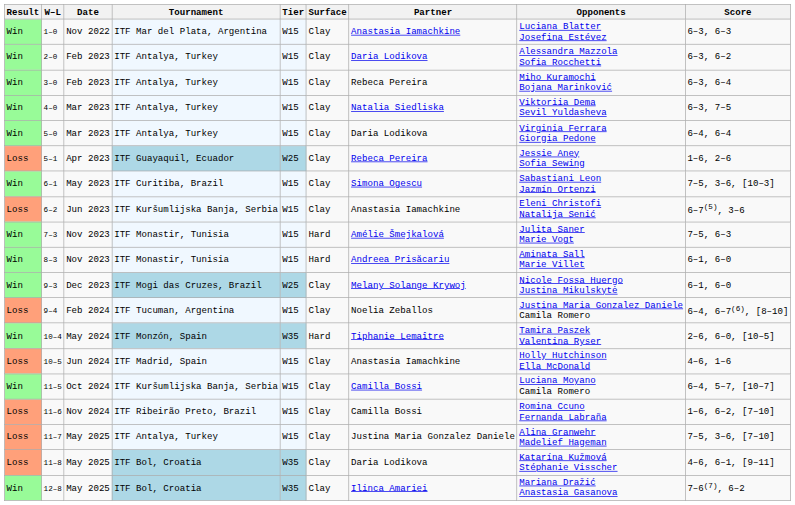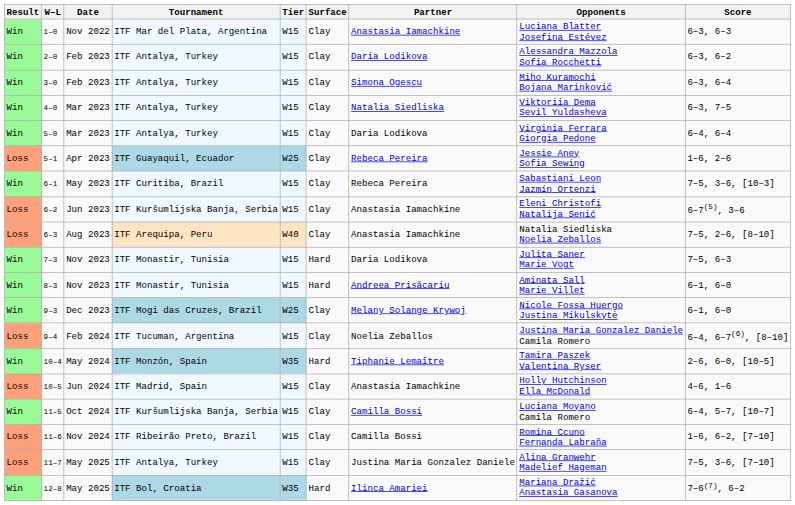(389, 83) Rebeca Pereira -> (387, 83) Simona Ogescu
(387, 184) Simona Ogescu -> (389, 184) Rebeca Pereira
+ row: (50, 235)
(397, 234) Amélie Šmejkalová -> (389, 260) Daria Lodikova
- row: (53, 463)
(319, 488) Clay -> (319, 488) Hard
